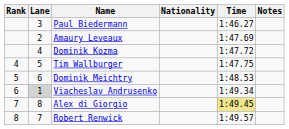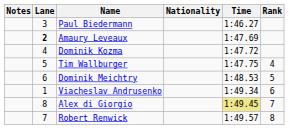columns swapped: (16, 11) <-> (270, 11)
(40, 38) normal -> (45, 38) bold
(40, 91) lightgrey background -> (45, 91) no background
